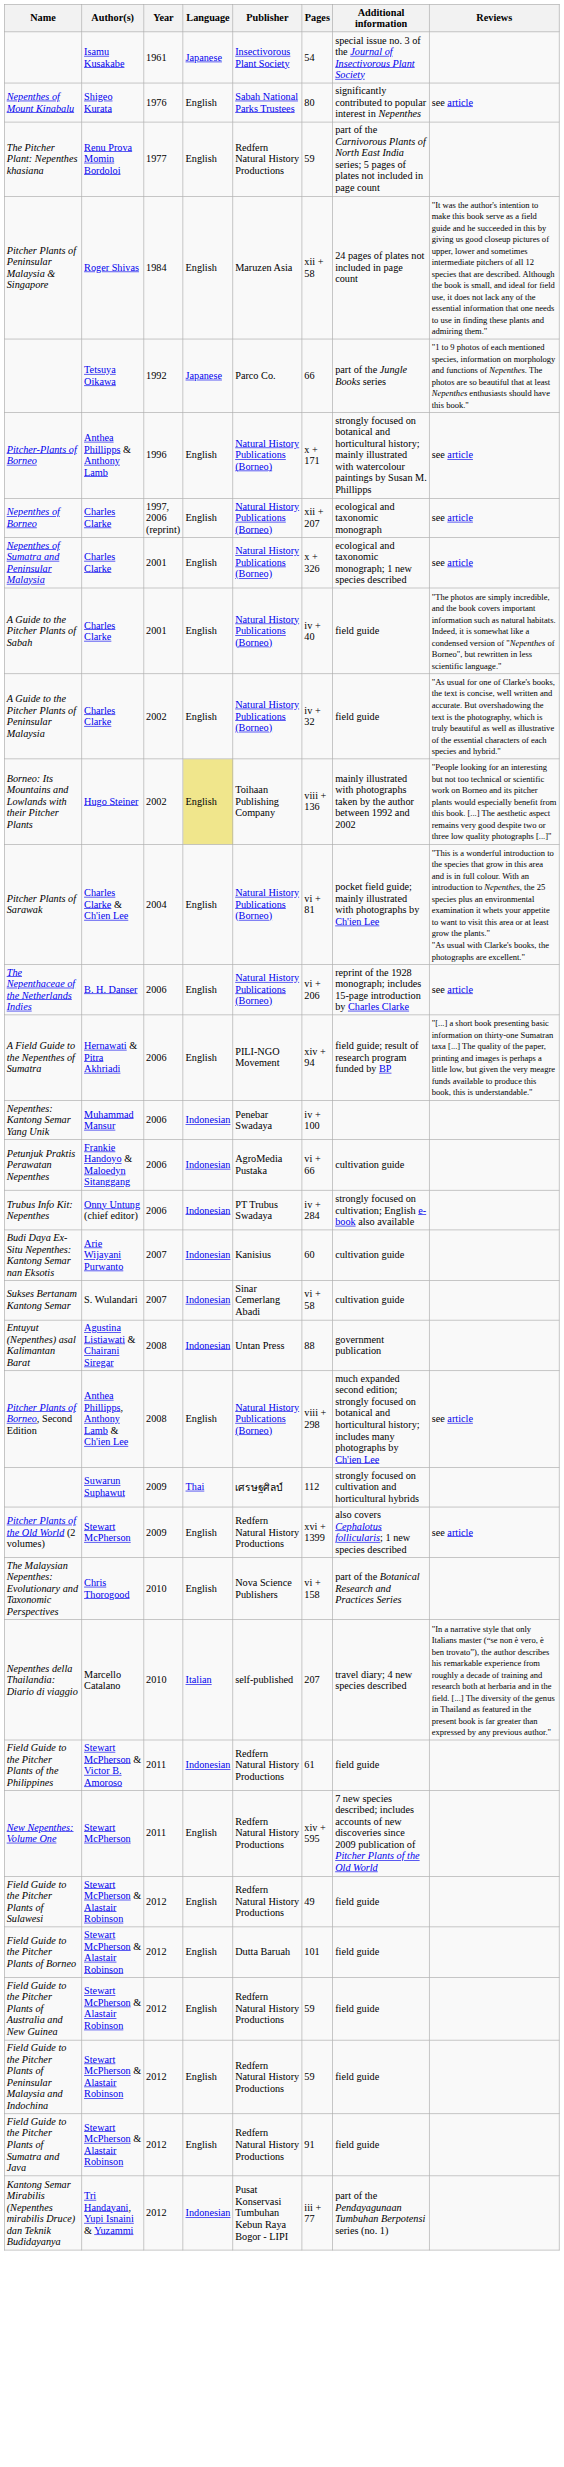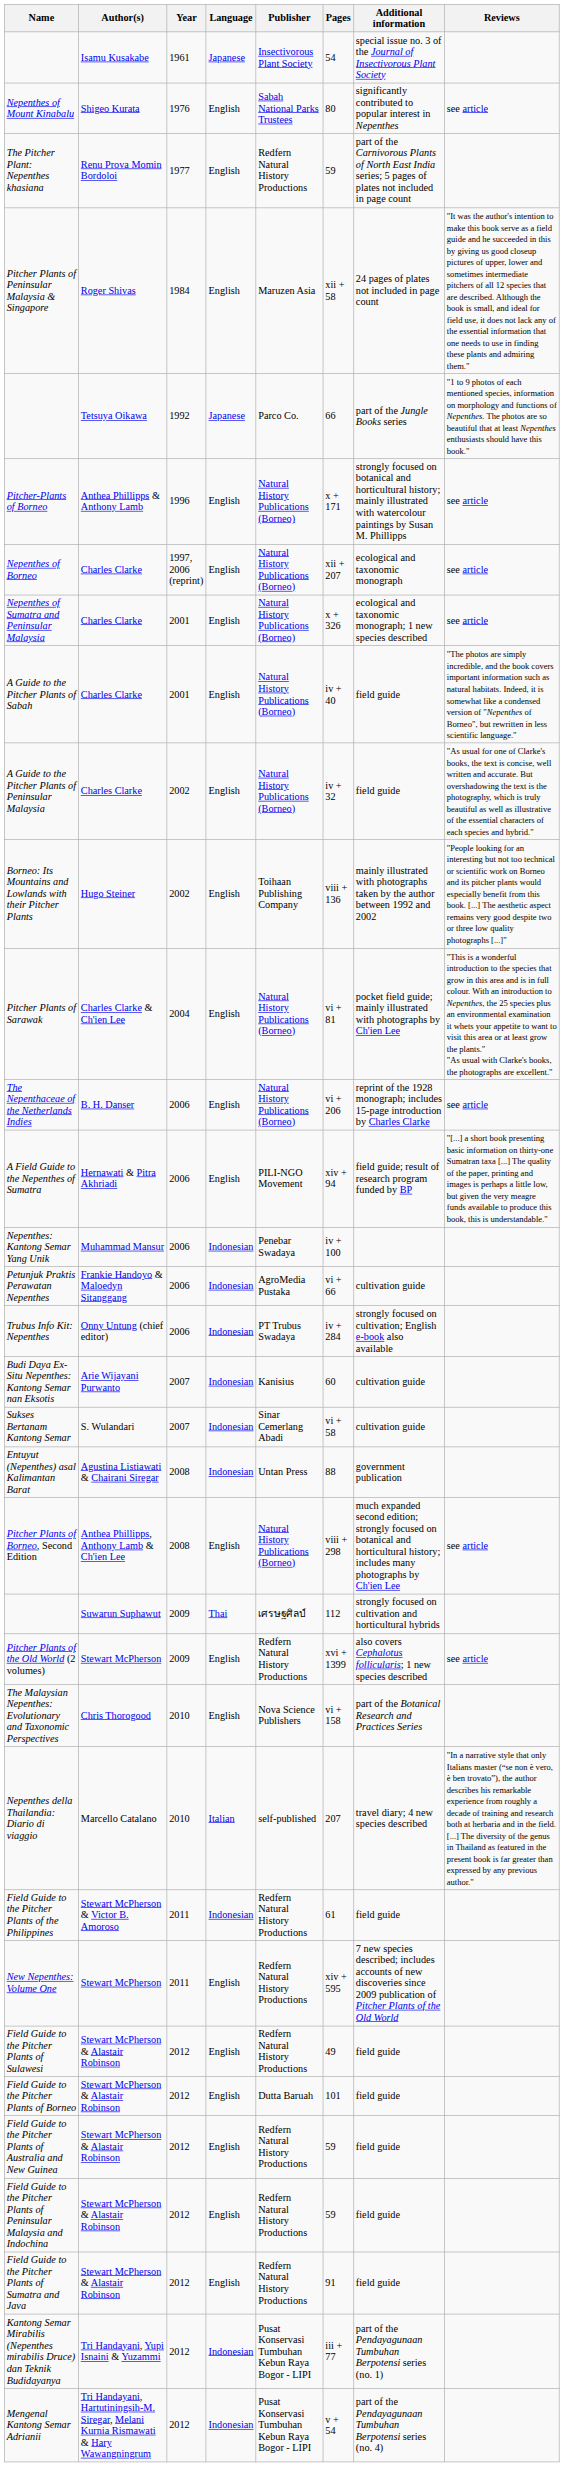(201, 801) khaki background -> (224, 893) no background
+ row: (39, 2425)
